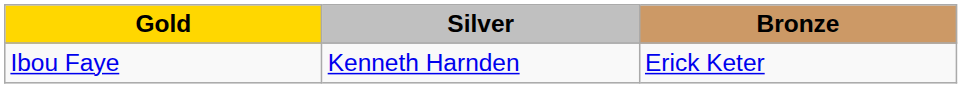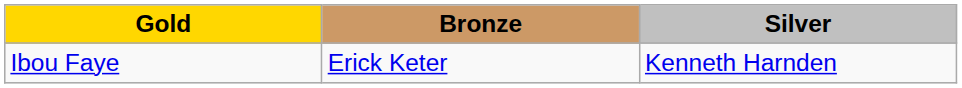columns swapped: (481, 23) <-> (798, 23)
